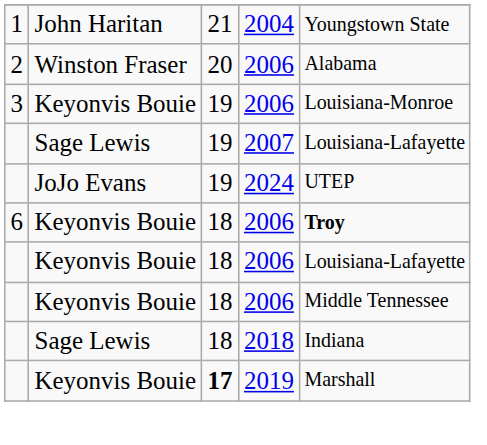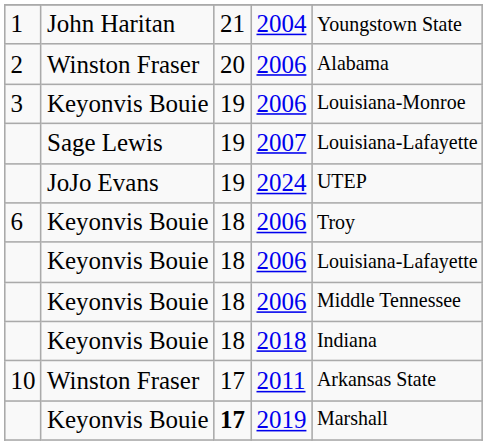(325, 222) bold -> (336, 222) normal
(92, 340) Sage Lewis -> (128, 340) Keyonvis Bouie
+ row: (23, 380)
